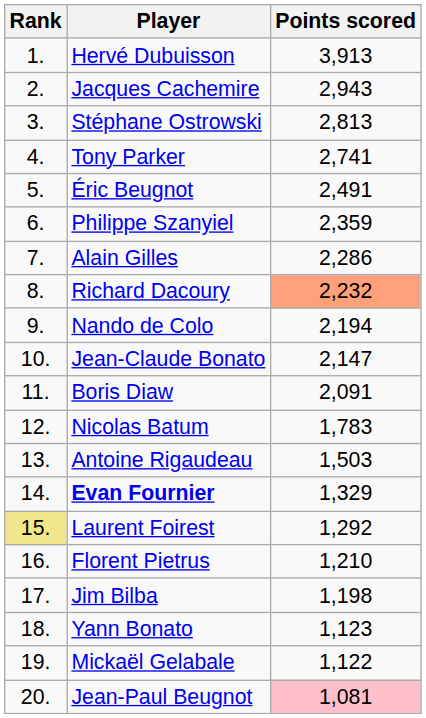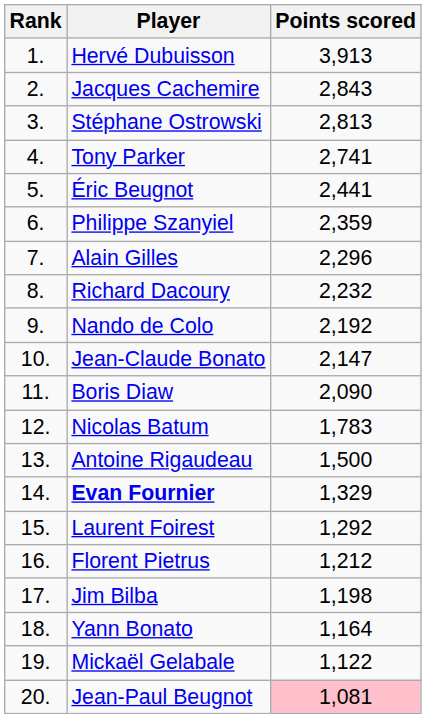(346, 88) 2,943 -> (346, 88) 2,843
(346, 190) 2,491 -> (346, 190) 2,441
(346, 257) 2,286 -> (346, 257) 2,296
(346, 291) lightsalmon background -> (346, 291) no background
(346, 325) 2,194 -> (346, 325) 2,192
(346, 392) 2,091 -> (346, 392) 2,090
(346, 460) 1,503 -> (346, 460) 1,500
(36, 527) khaki background -> (36, 527) no background
(346, 561) 1,210 -> (346, 561) 1,212
(346, 628) 1,123 -> (346, 628) 1,164
